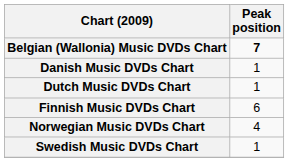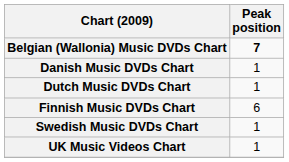- row: (117, 127)
+ row: (117, 147)
